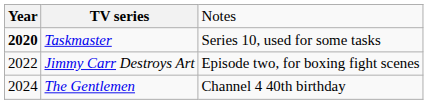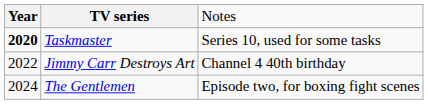(311, 63) Episode two, for boxing fight scenes -> (274, 63) Channel 4 40th birthday
(274, 87) Channel 4 40th birthday -> (311, 87) Episode two, for boxing fight scenes
